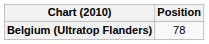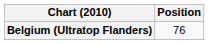(179, 30) 78 -> (179, 30) 76
